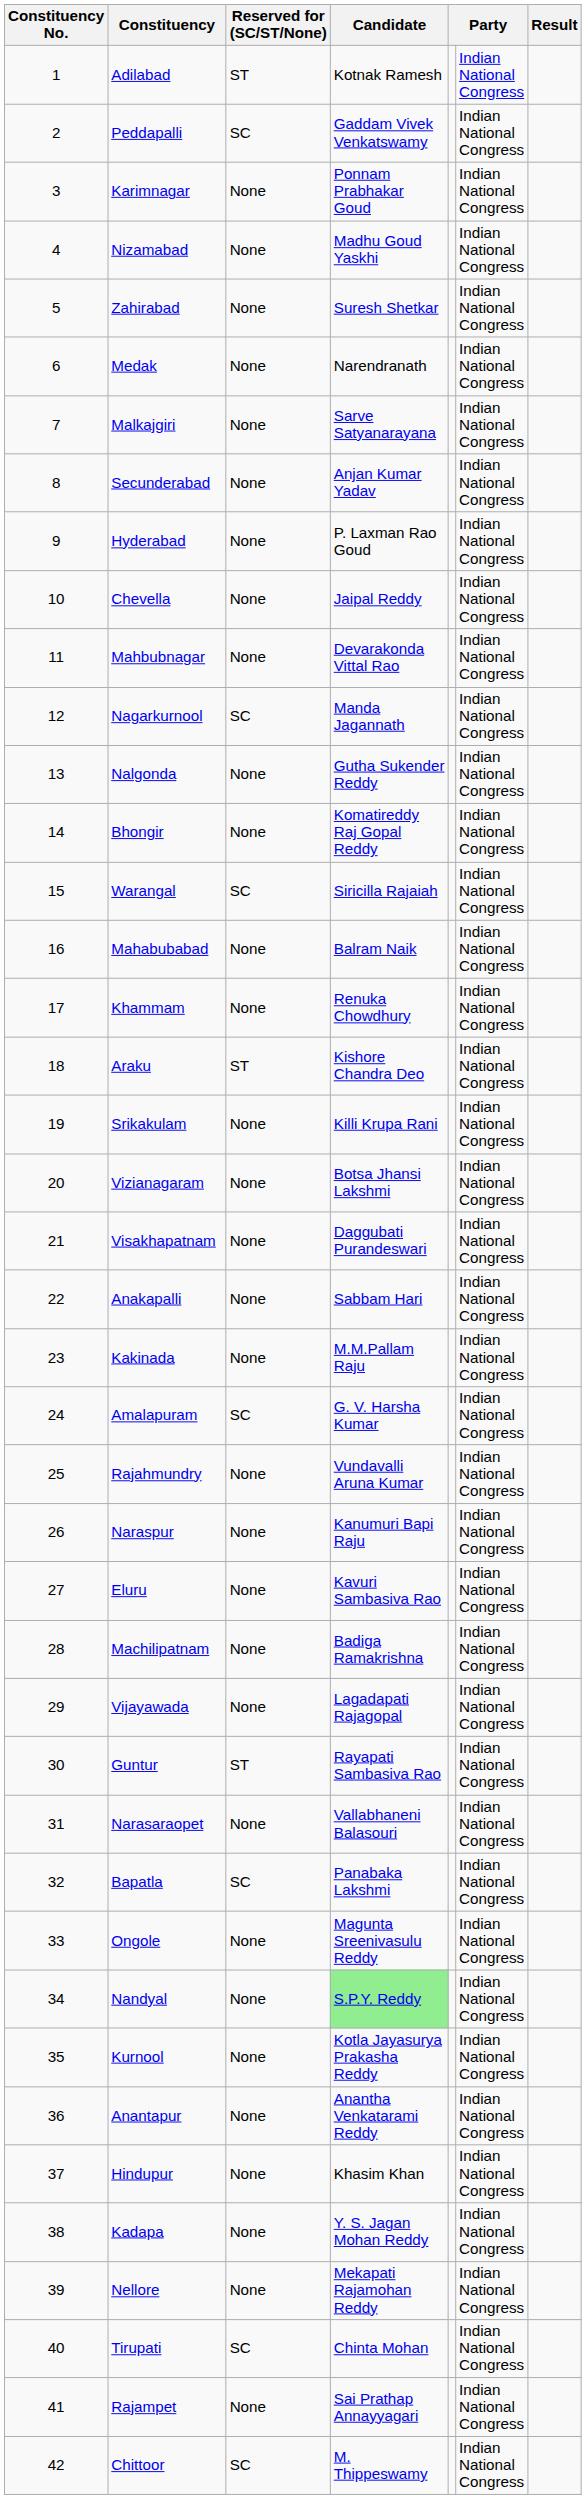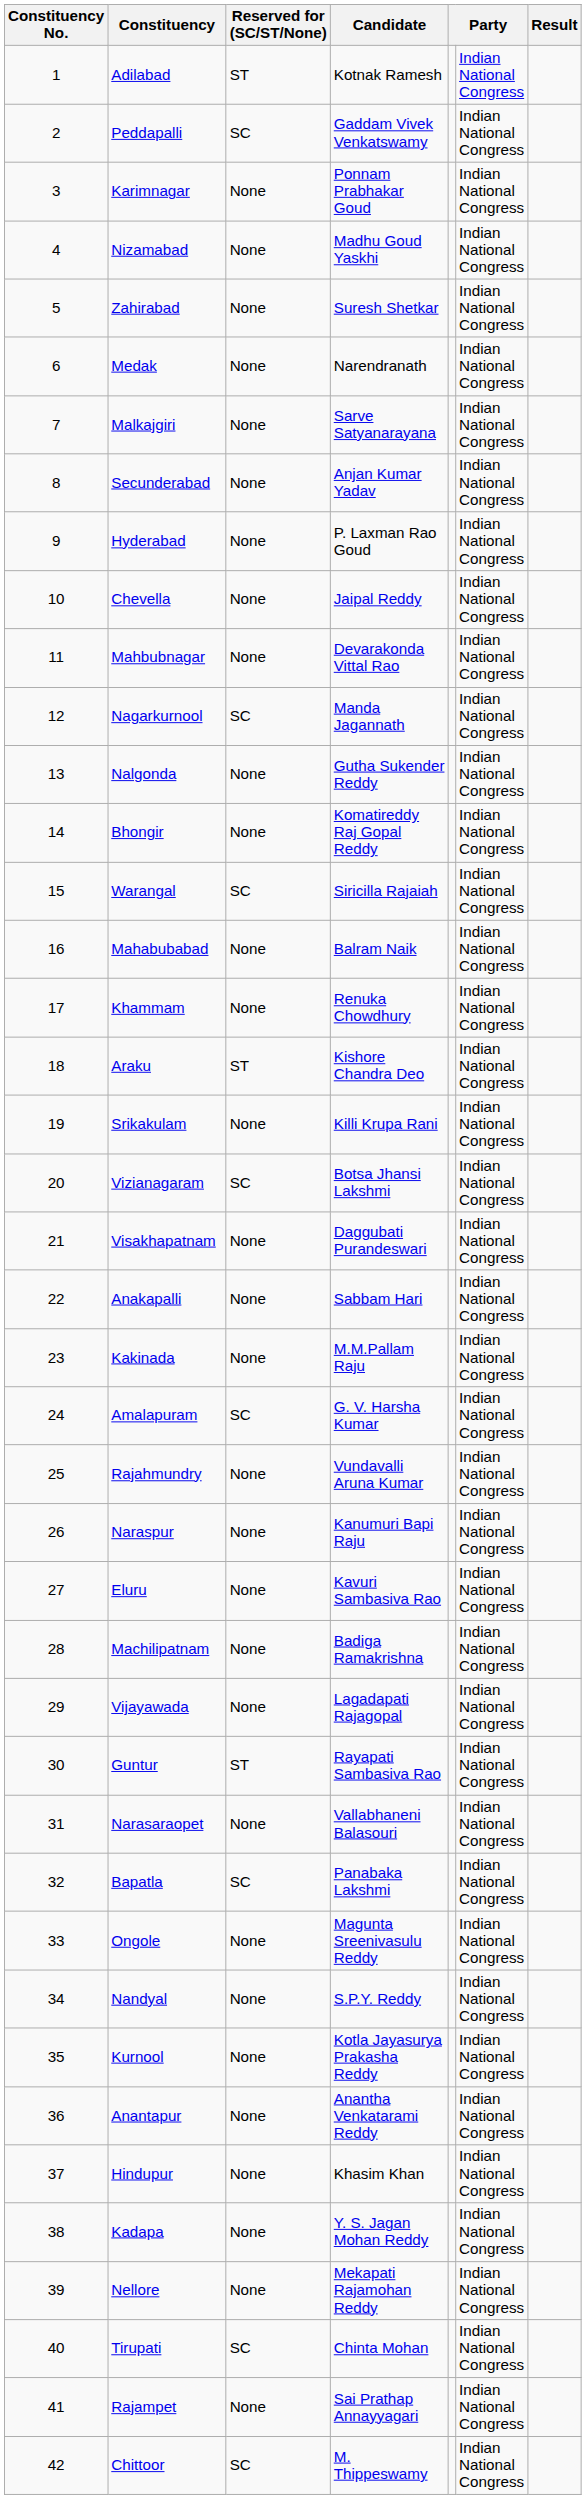(248, 1182) None -> (240, 1182) SC
(377, 1998) lightgreen background -> (377, 1998) no background
